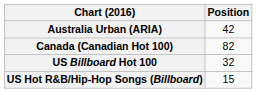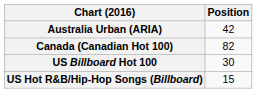(228, 63) 32 -> (228, 63) 30
